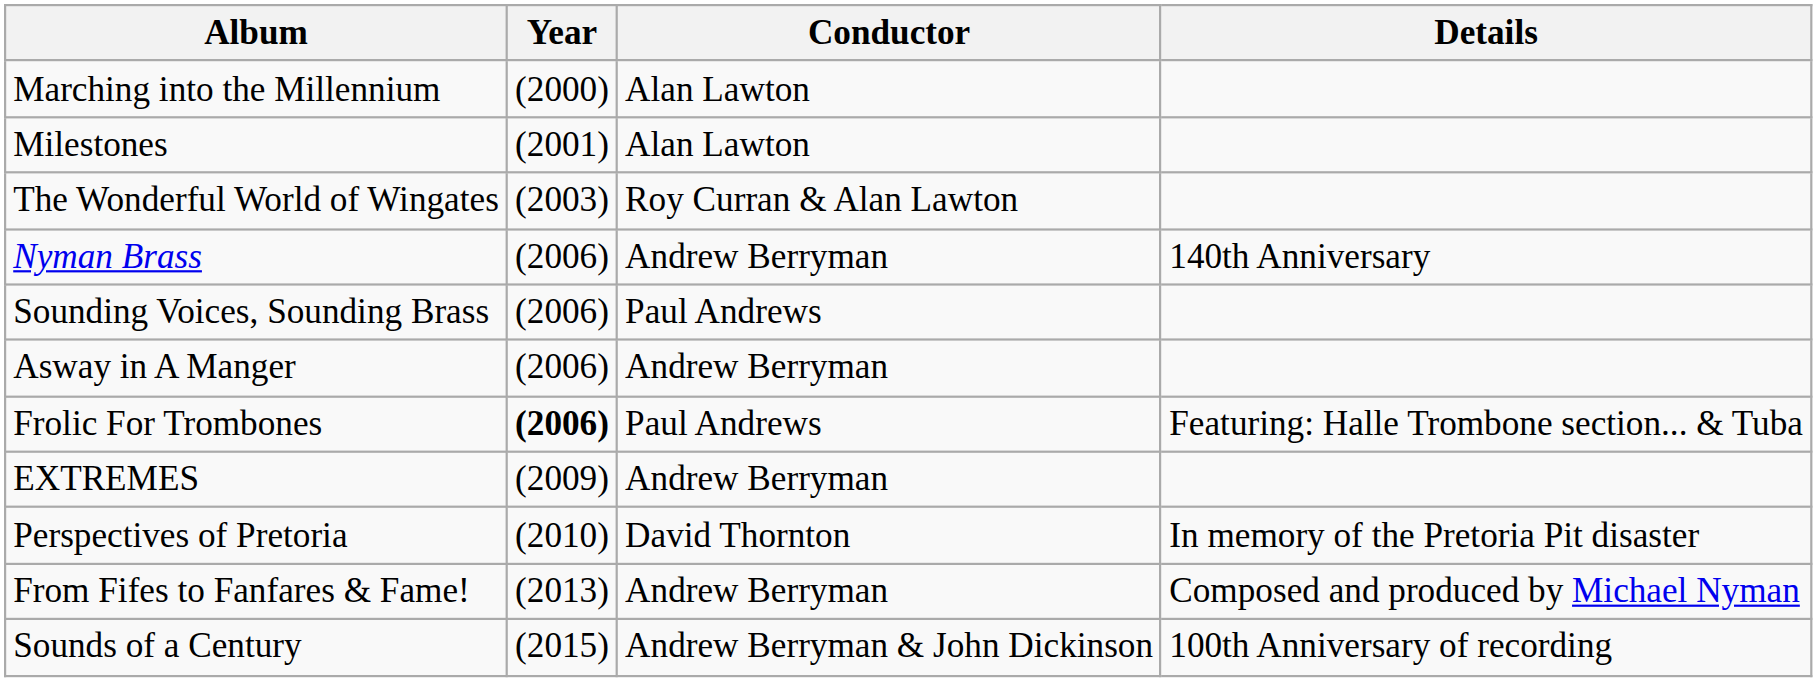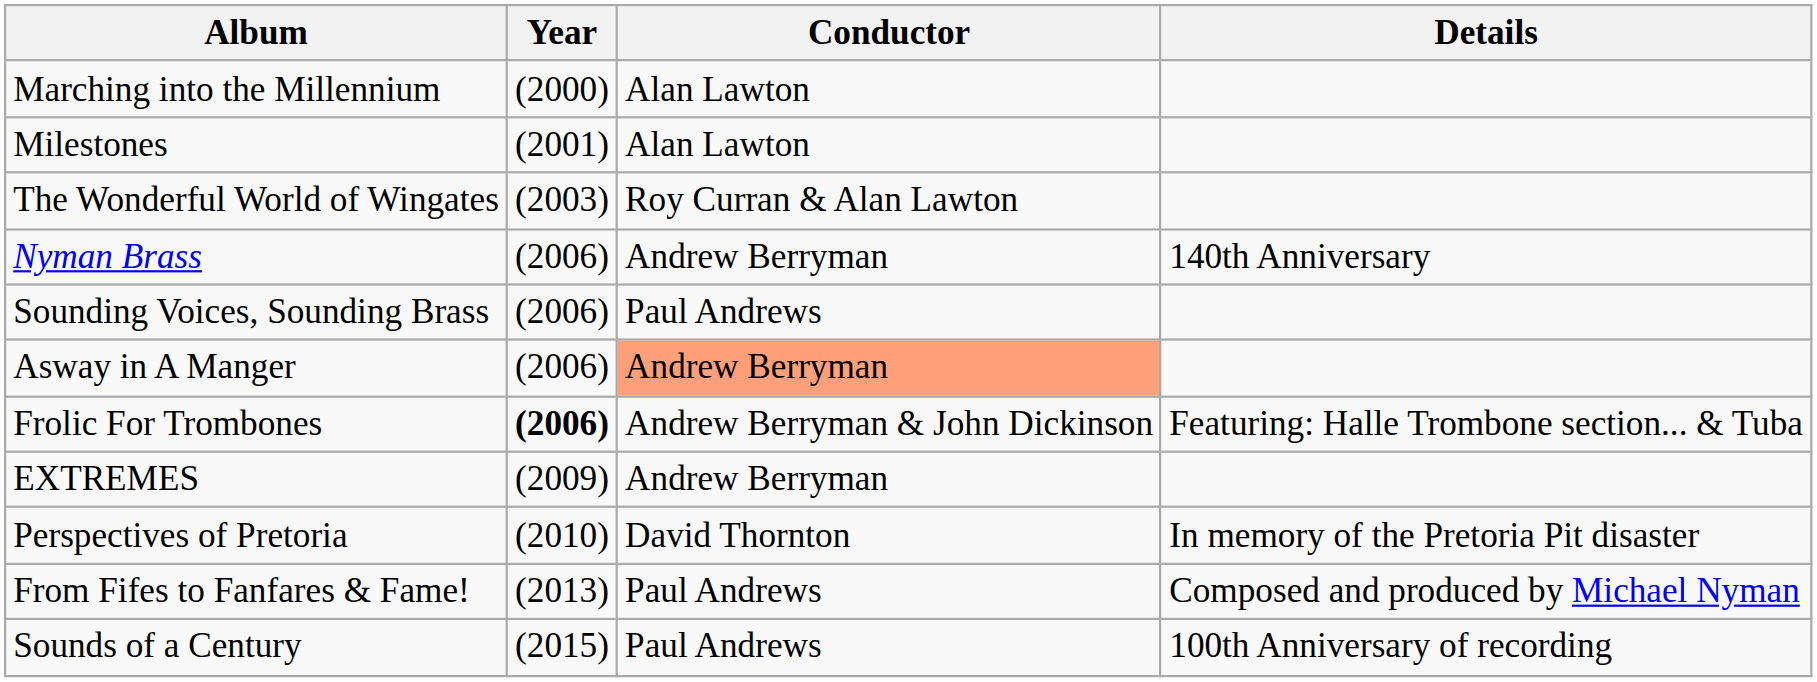(757, 367) no background -> (757, 367) lightsalmon background
(723, 423) Paul Andrews -> (889, 423) Andrew Berryman & John Dickinson
(757, 590) Andrew Berryman -> (723, 590) Paul Andrews
(889, 646) Andrew Berryman & John Dickinson -> (723, 646) Paul Andrews
